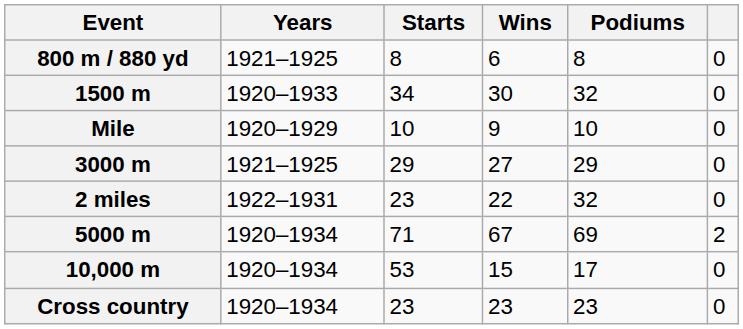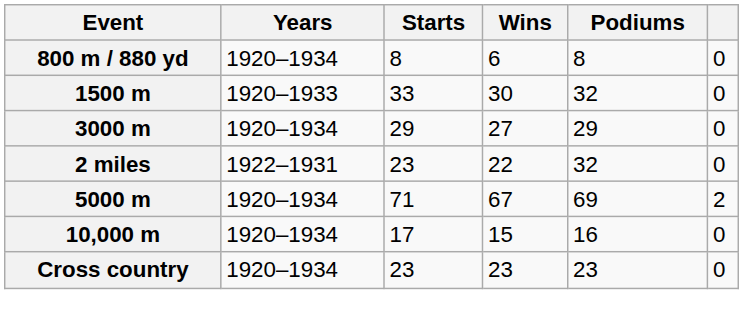(282, 58) 1921–1925 -> (282, 58) 1920–1934
(402, 93) 34 -> (402, 93) 33
- row: (113, 129)
(282, 164) 1921–1925 -> (282, 129) 1920–1934
(402, 270) 53 -> (402, 235) 17
(585, 270) 17 -> (585, 235) 16
